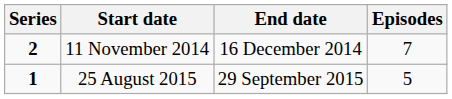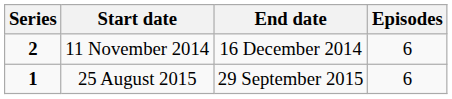(407, 49) 7 -> (407, 49) 6
(407, 78) 5 -> (407, 78) 6
